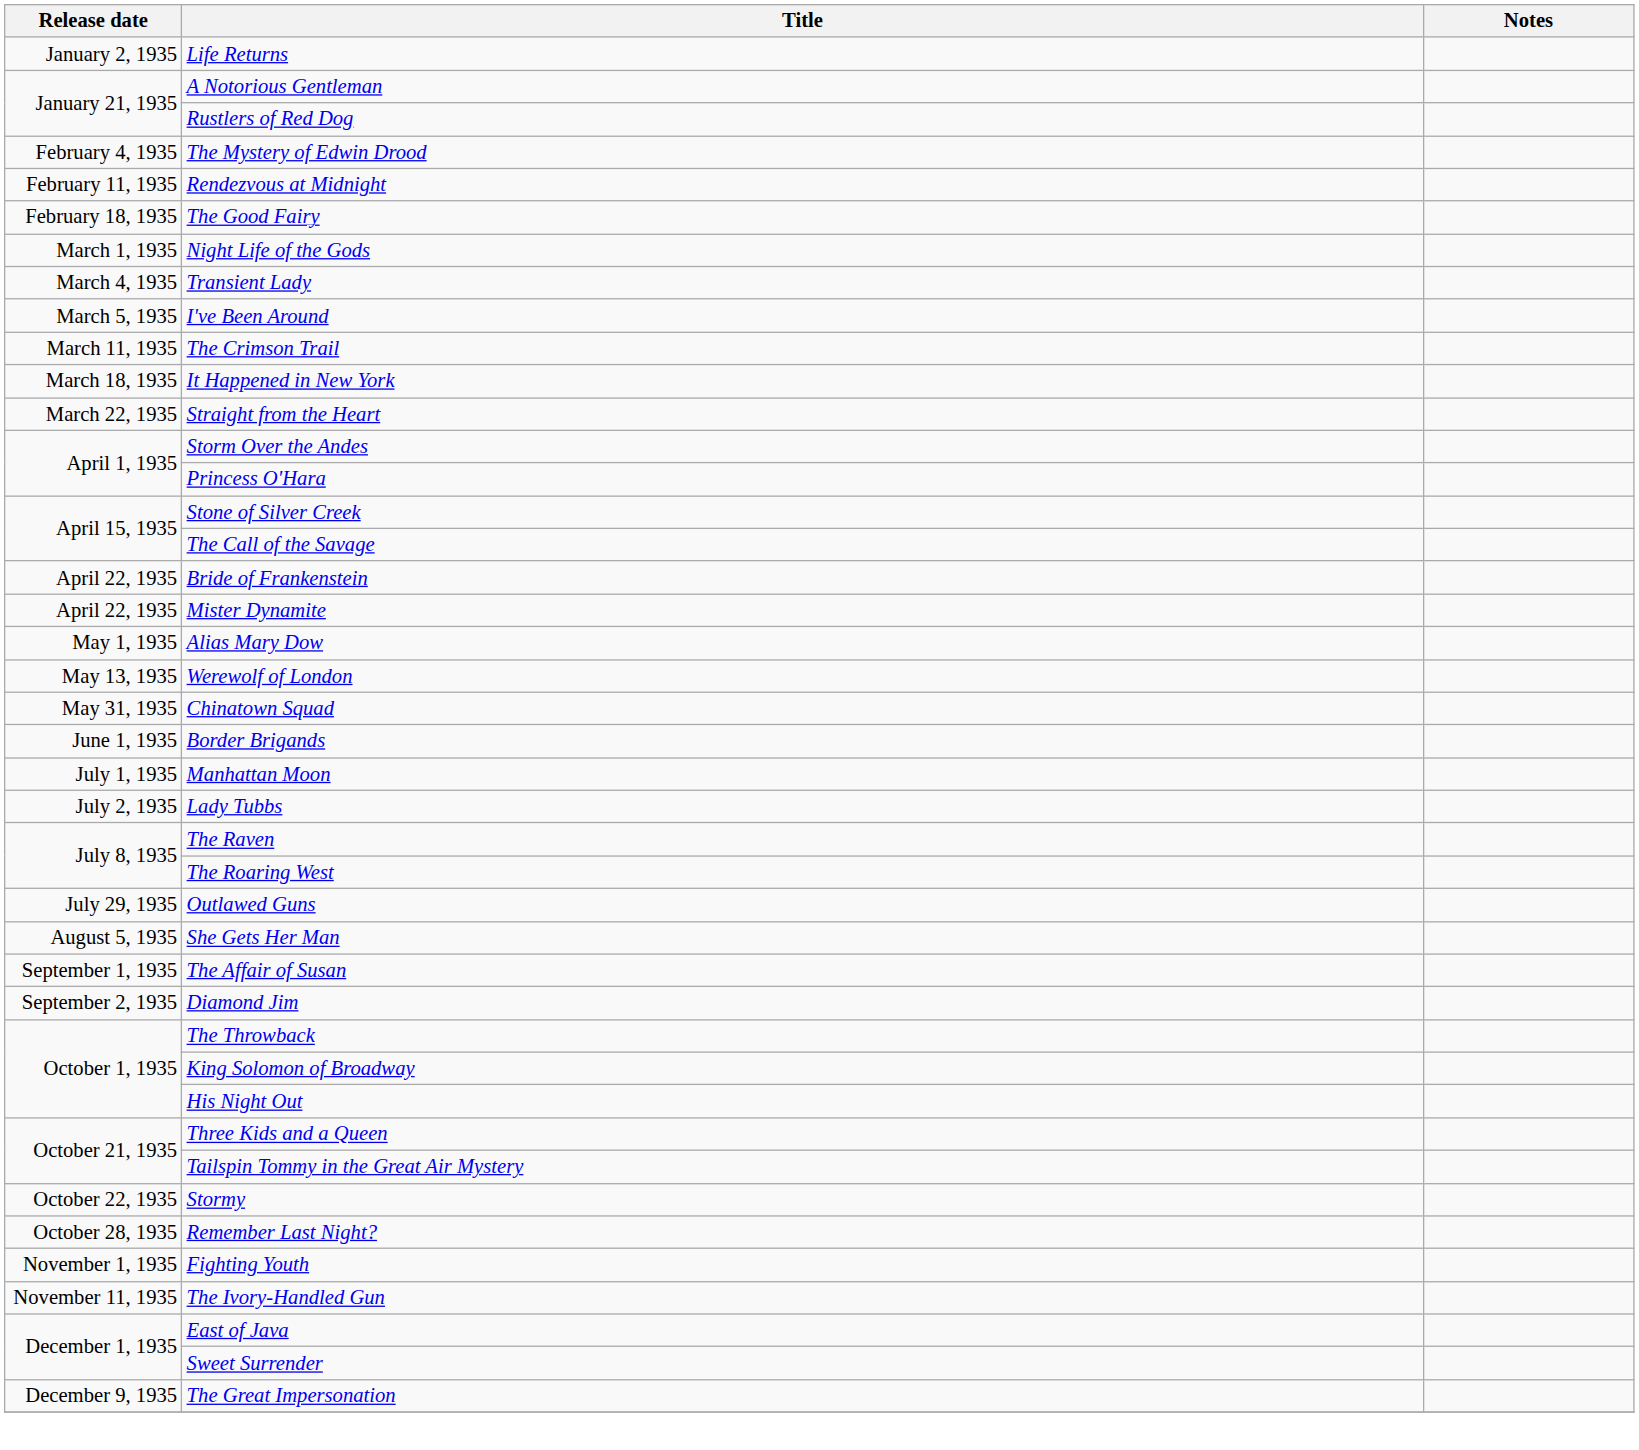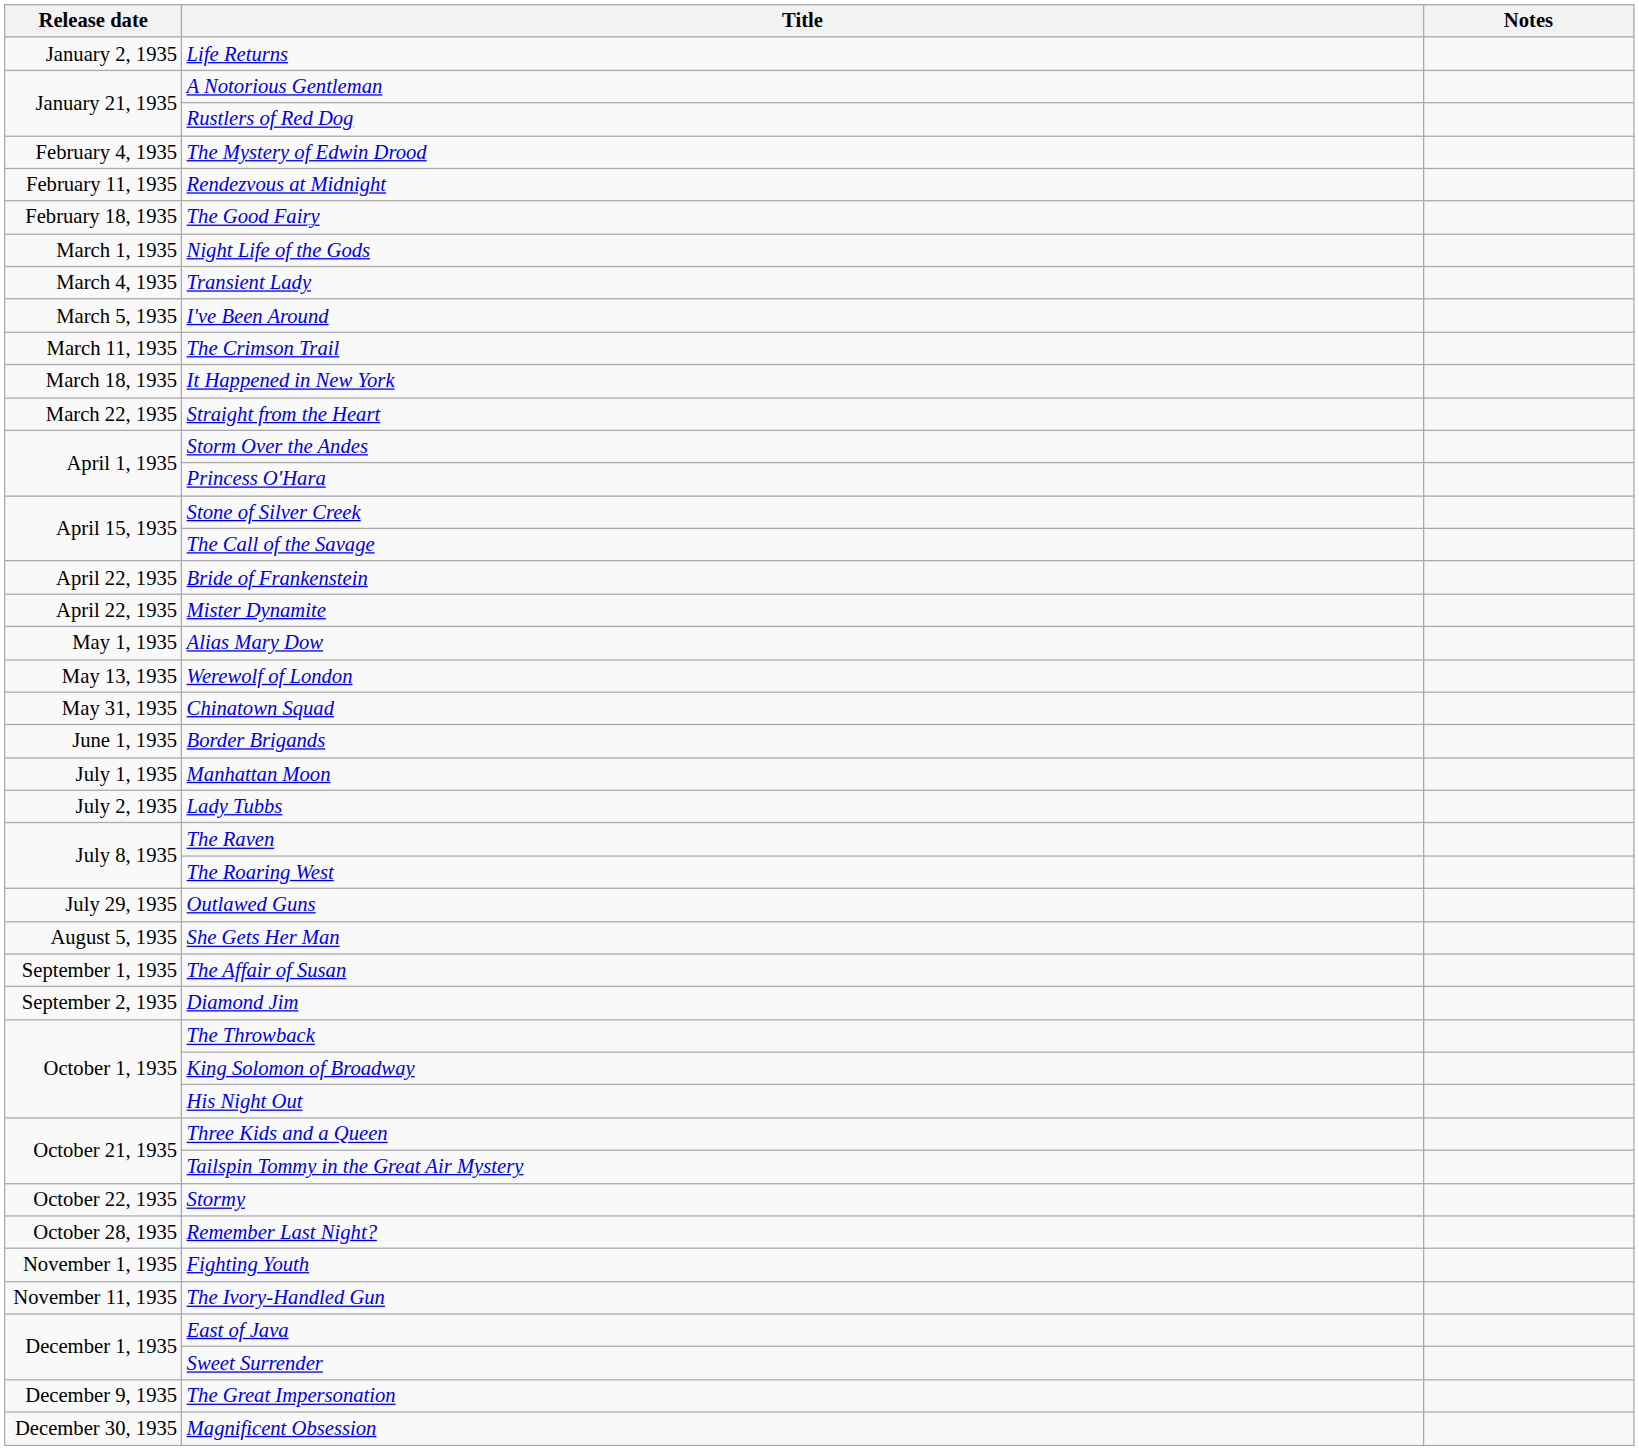+ row: (281, 1428)
